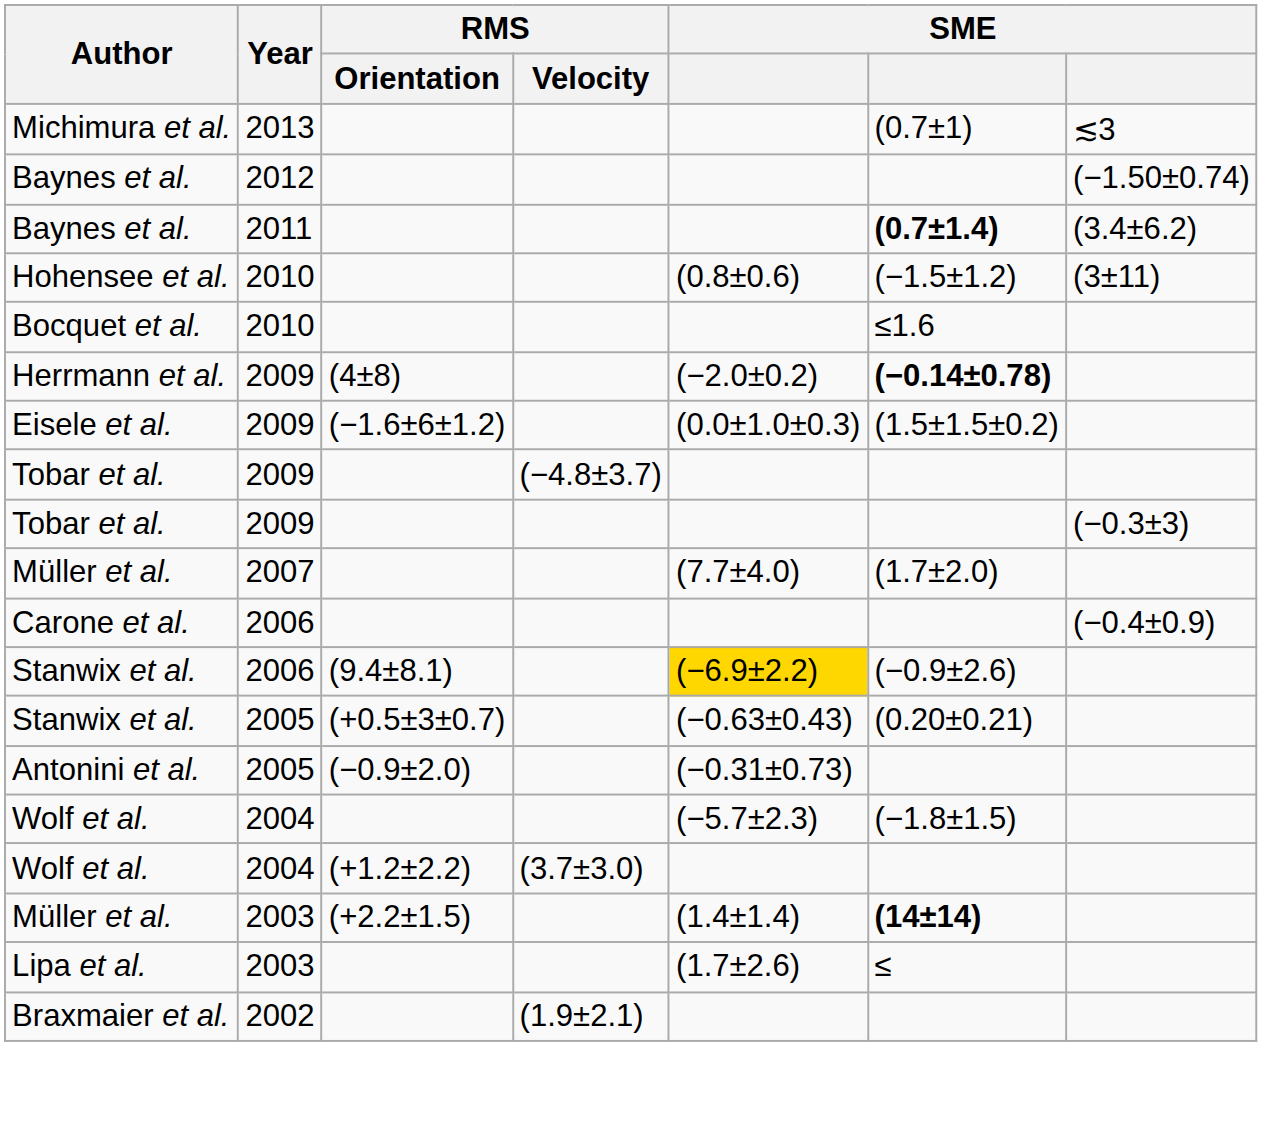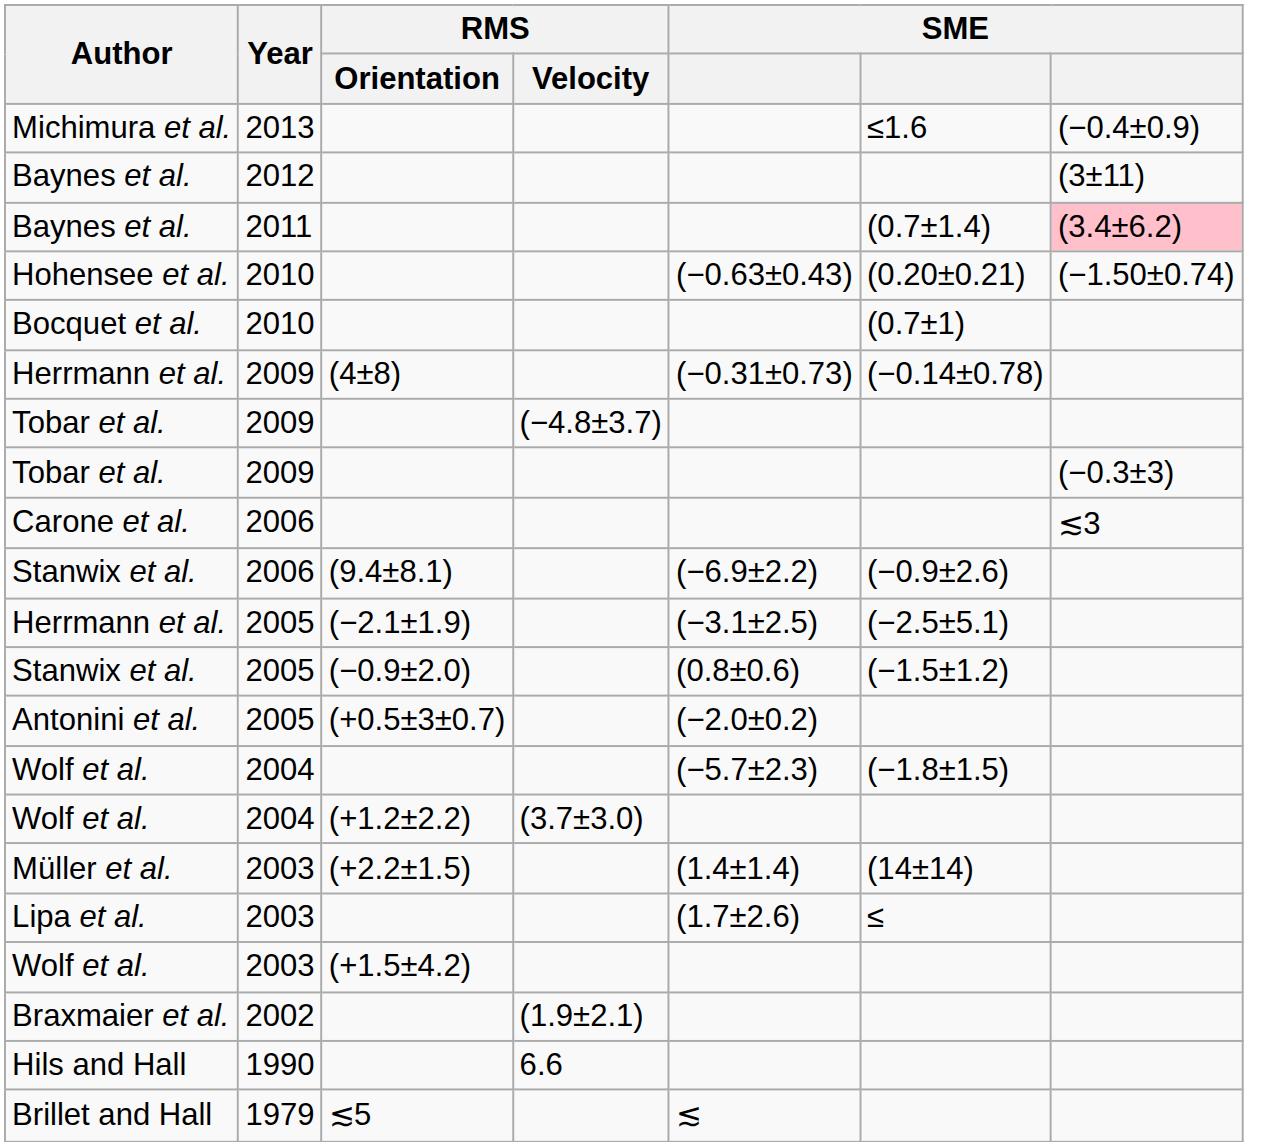(924, 128) (0.7±1) -> (897, 127) ≤1.6
(1094, 129) ≲3 -> (1129, 127) (−0.4±0.9)
(1161, 178) (−1.50±0.74) -> (1102, 176) (3±11)
(937, 227) bold -> (929, 226) normal
(1135, 227) no background -> (1120, 226) pink background
(738, 277) (0.8±0.6) -> (764, 275) (−0.63±0.43)
(946, 277) (−1.5±1.2) -> (946, 275) (0.20±0.21)
(1117, 277) (3±11) -> (1146, 275) (−1.50±0.74)
(905, 326) ≤1.6 -> (916, 324) (0.7±1)
(747, 375) (−2.0±0.2) -> (764, 373) (−0.31±0.73)
(963, 375) bold -> (955, 373) normal
- row: (92, 424)
- row: (92, 572)
(1144, 621) (−0.4±0.9) -> (1079, 523) ≲3
(747, 671) gold background -> (747, 572) no background
+ row: (119, 621)
(417, 720) (+0.5±3±0.7) -> (400, 671) (−0.9±2.0)
(764, 720) (−0.63±0.43) -> (738, 671) (0.8±0.6)
(954, 720) (0.20±0.21) -> (938, 671) (−1.5±1.2)
(400, 769) (−0.9±2.0) -> (417, 720) (+0.5±3±0.7)
(764, 769) (−0.31±0.73) -> (747, 720) (−2.0±0.2)
(928, 917) bold -> (920, 867) normal
+ row: (81, 966)
+ row: (99, 1064)
+ row: (112, 1115)
